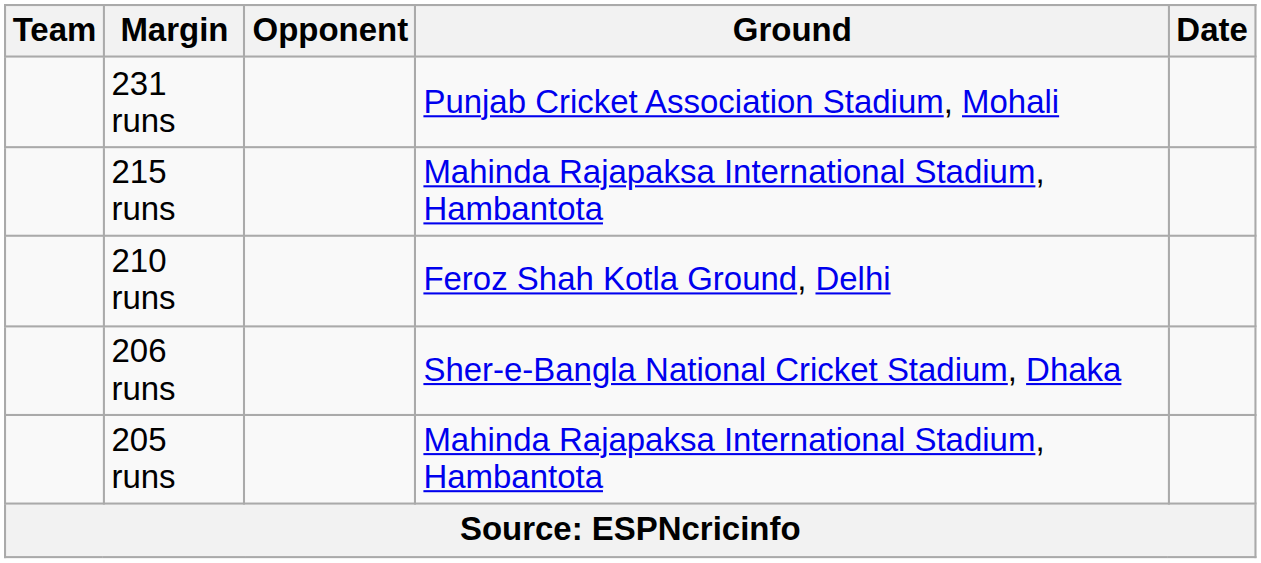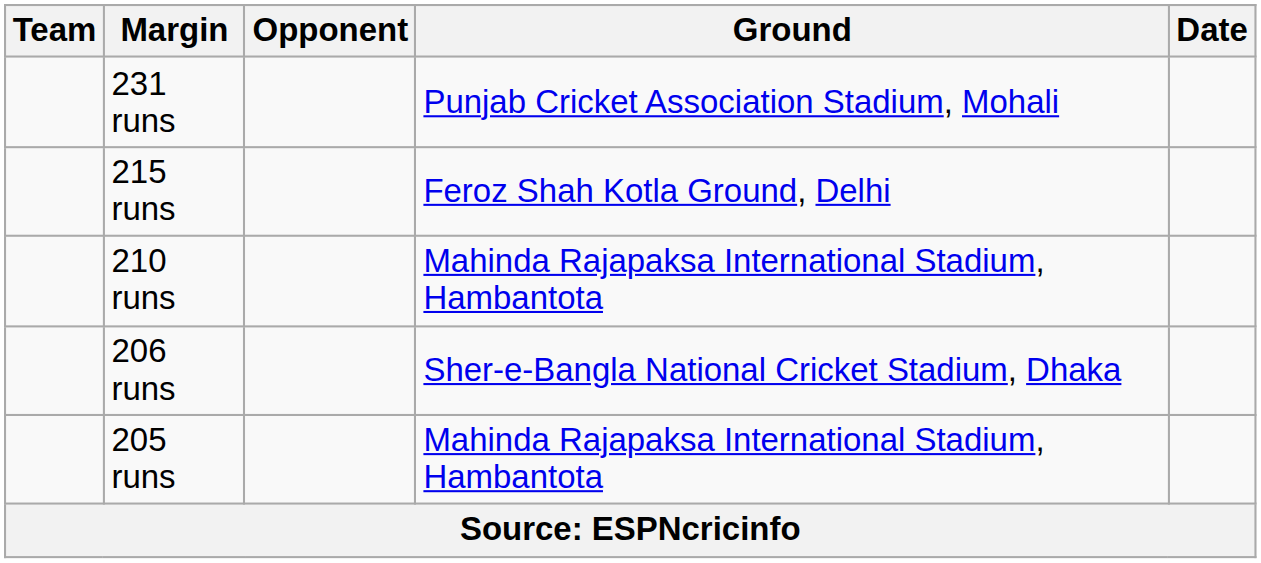(734, 190) Mahinda Rajapaksa International Stadium, Hambantota -> (657, 190) Feroz Shah Kotla Ground, Delhi
(657, 280) Feroz Shah Kotla Ground, Delhi -> (734, 280) Mahinda Rajapaksa International Stadium, Hambantota
